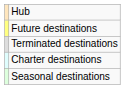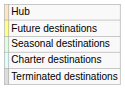rows swapped: (61, 76) <-> (65, 44)
